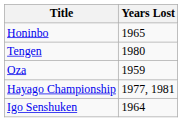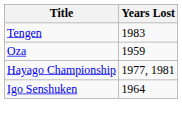- row: (28, 32)
(133, 51) 1980 -> (133, 32) 1983
